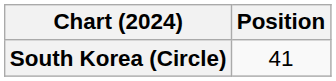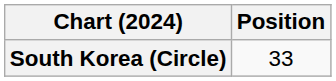(281, 57) 41 -> (281, 57) 33
